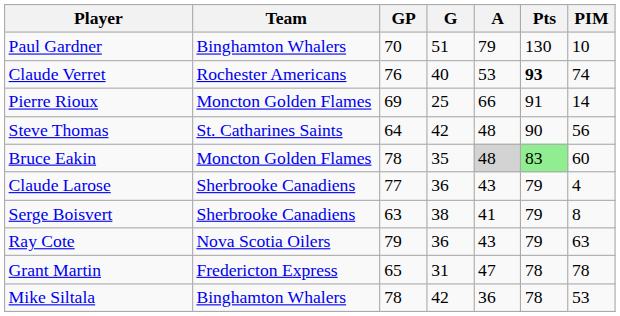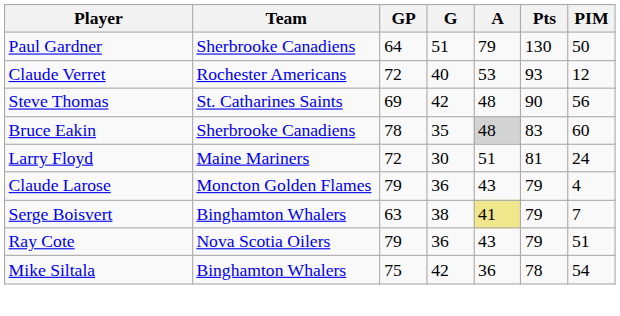(271, 46) Binghamton Whalers -> (276, 46) Sherbrooke Canadiens
(393, 46) 70 -> (393, 46) 64
(581, 46) 10 -> (581, 46) 50
(393, 74) 76 -> (393, 74) 72
(534, 74) bold -> (534, 74) normal
(581, 74) 74 -> (581, 74) 12
- row: (53, 102)
(393, 130) 64 -> (393, 102) 69
(284, 158) Moncton Golden Flames -> (276, 130) Sherbrooke Canadiens
(534, 158) lightgreen background -> (534, 130) no background
+ row: (51, 158)
(276, 185) Sherbrooke Canadiens -> (284, 185) Moncton Golden Flames
(393, 185) 77 -> (393, 185) 79
(276, 213) Sherbrooke Canadiens -> (271, 213) Binghamton Whalers
(487, 213) no background -> (487, 213) khaki background
(576, 213) 8 -> (576, 213) 7
(581, 241) 63 -> (581, 241) 51
- row: (55, 269)
(393, 297) 78 -> (393, 269) 75
(581, 297) 53 -> (581, 269) 54
